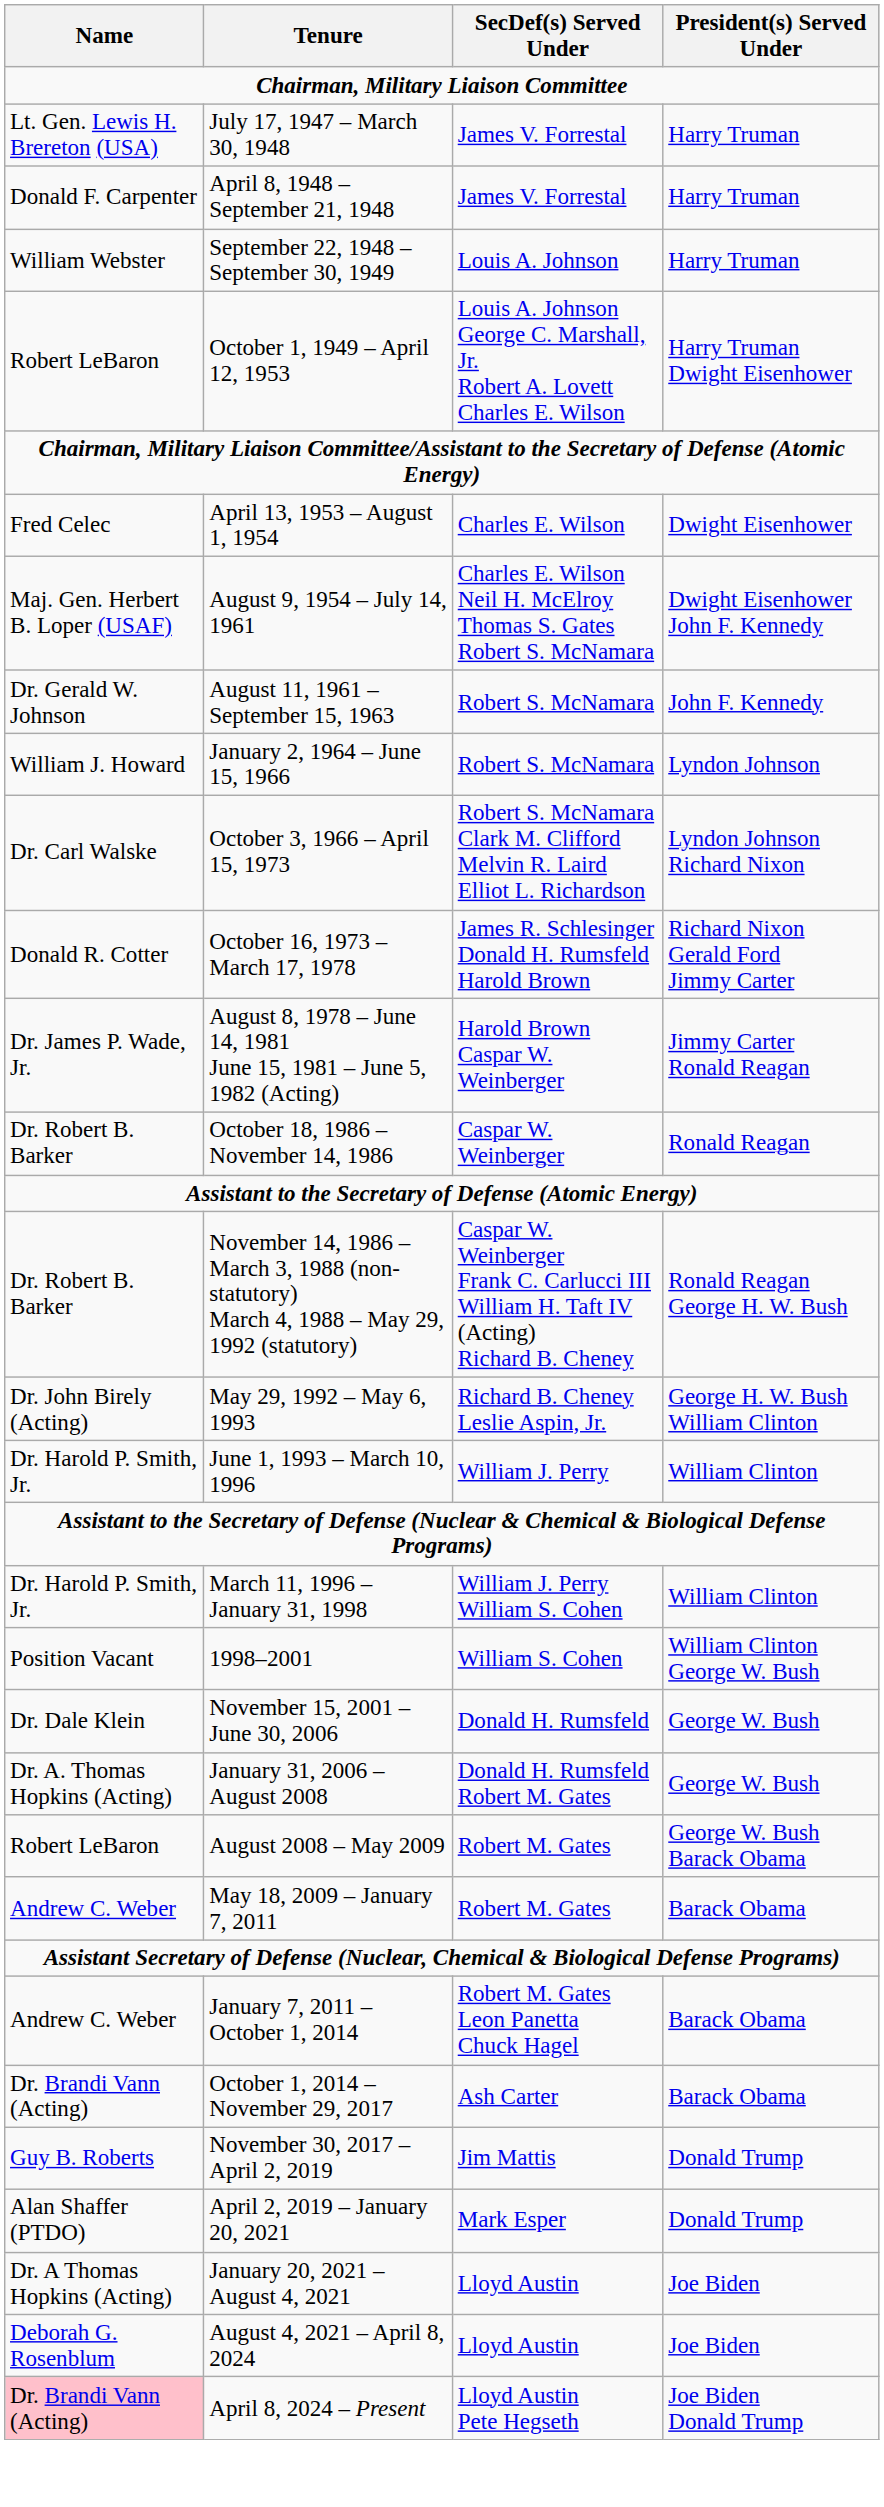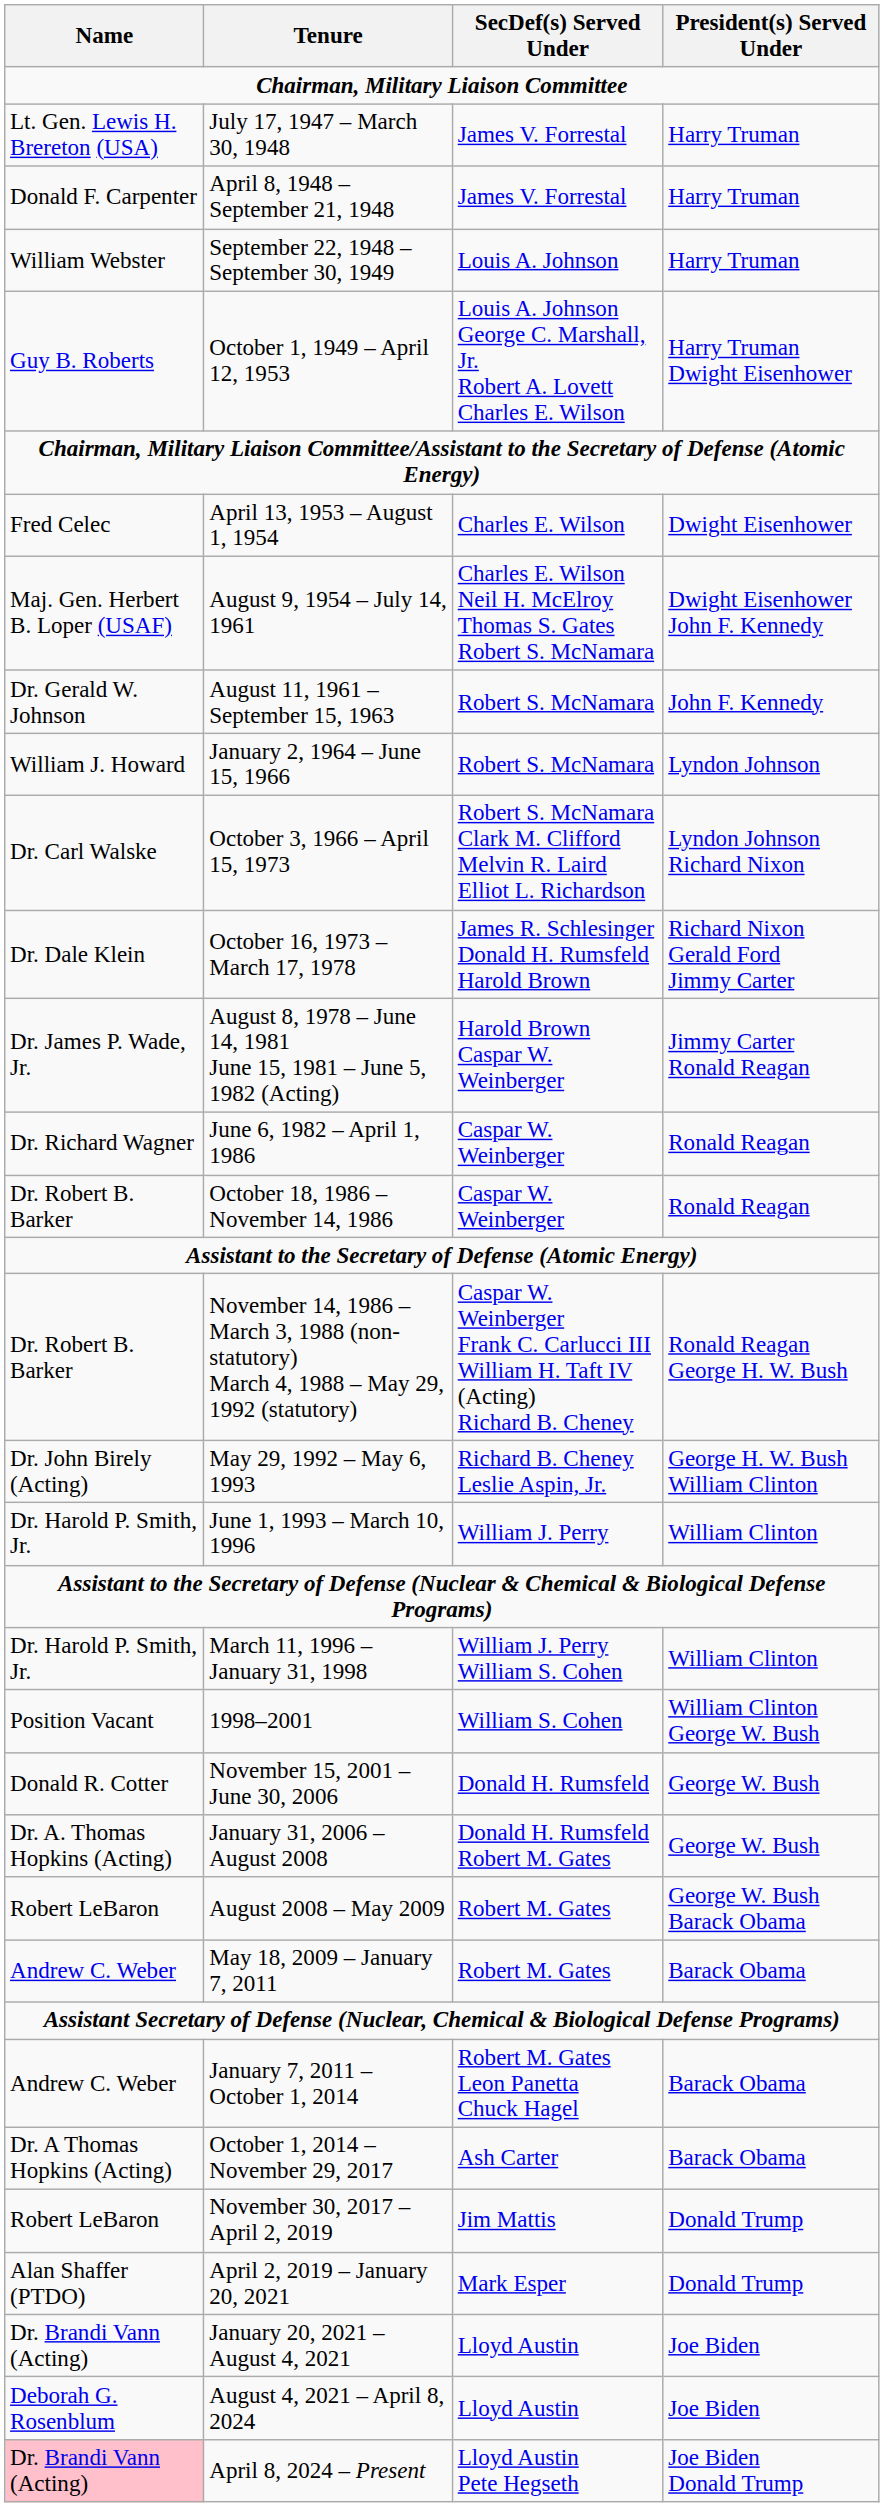(85, 360) Robert LeBaron -> (82, 360) Guy B. Roberts
(89, 953) Donald R. Cotter -> (78, 953) Dr. Dale Klein
+ row: (315, 1143)
(78, 1720) Dr. Dale Klein -> (89, 1783) Donald R. Cotter
(85, 2095) Dr. Brandi Vann (Acting) -> (91, 2158) Dr. A Thomas Hopkins (Acting)
(82, 2158) Guy B. Roberts -> (85, 2220) Robert LeBaron
(91, 2283) Dr. A Thomas Hopkins (Acting) -> (85, 2345) Dr. Brandi Vann (Acting)
